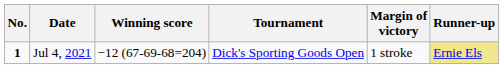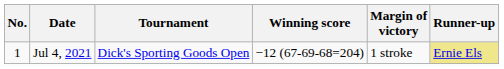columns swapped: (288, 23) <-> (152, 23)
(17, 53) bold -> (17, 53) normal
